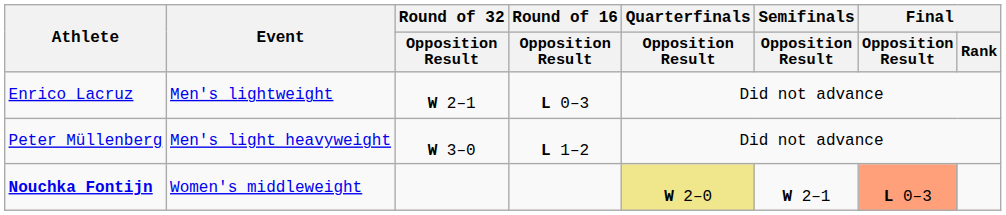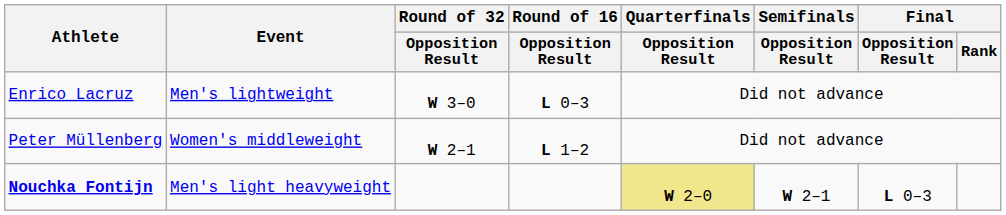(452, 104) W 2–1 -> (452, 104) W 3–0
(281, 141) Men's light heavyweight -> (266, 141) Women's middleweight
(452, 150) W 3–0 -> (452, 150) W 2–1
(266, 187) Women's middleweight -> (281, 187) Men's light heavyweight
(908, 196) lightsalmon background -> (908, 196) no background
